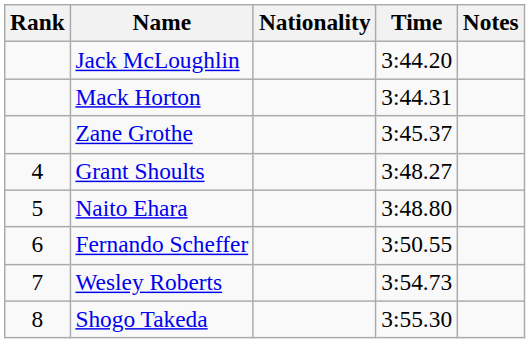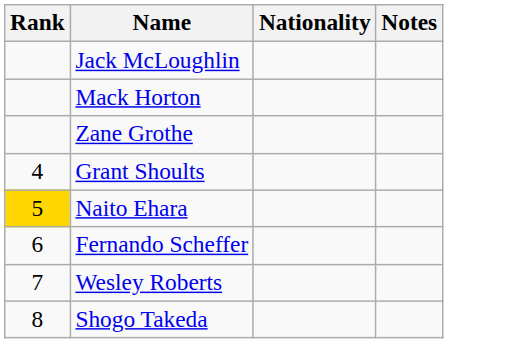- column: (417, 23)
(37, 208) no background -> (37, 208) gold background
